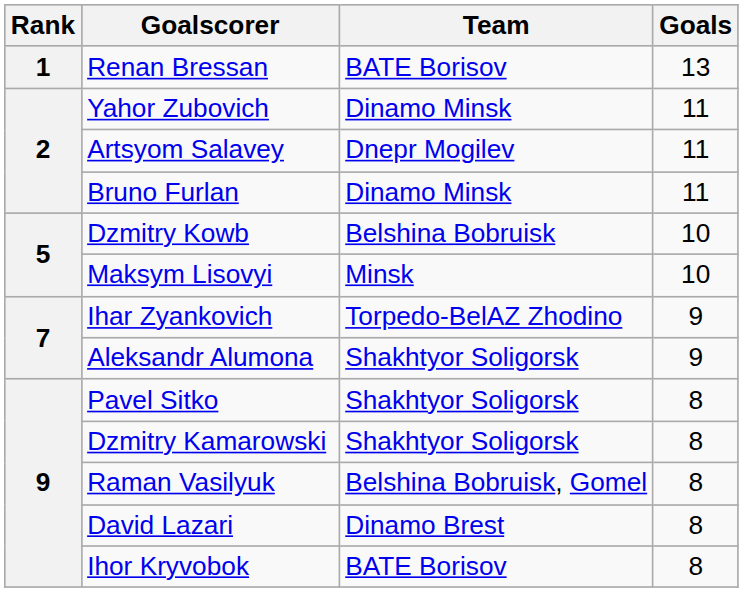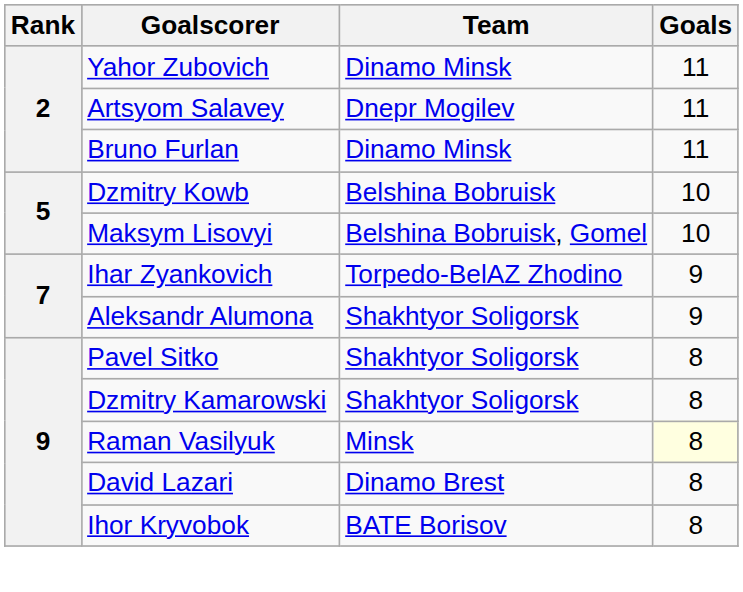- row: (178, 66)
(379, 274) Minsk -> (496, 233) Belshina Bobruisk, Gomel
(496, 483) Belshina Bobruisk, Gomel -> (379, 441) Minsk
(696, 483) no background -> (696, 441) lightyellow background
